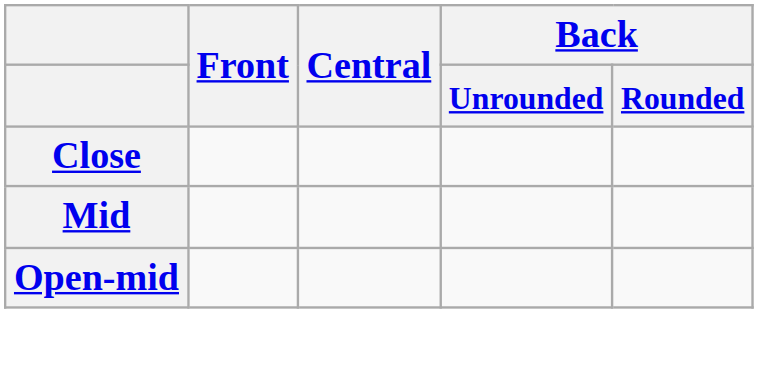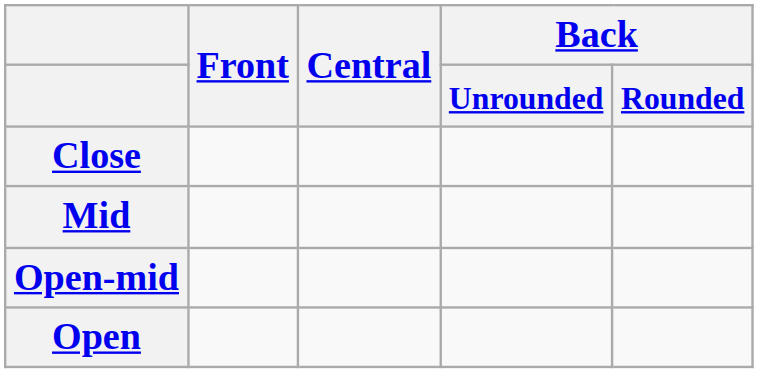+ row: (96, 336)
